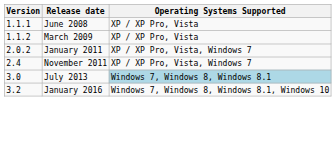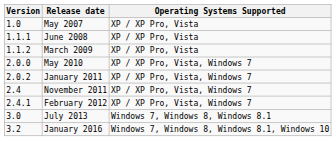+ row: (63, 24)
+ row: (63, 63)
+ row: (76, 103)
(191, 77) lightblue background -> (191, 116) no background
